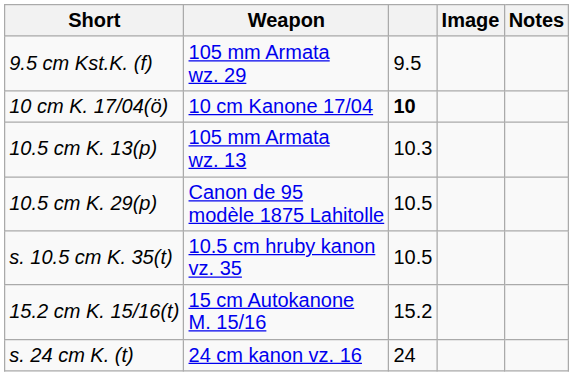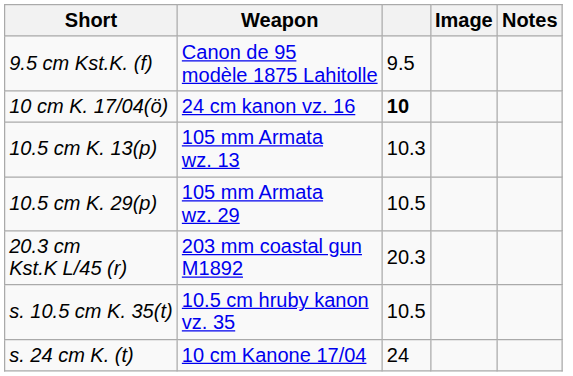(259, 63) 105 mm Armata wz. 29 -> (280, 63) Canon de 95 modèle 1875 Lahitolle
(281, 106) 10 cm Kanone 17/04 -> (269, 106) 24 cm kanon vz. 16
(286, 203) Canon de 95 modèle 1875 Lahitolle -> (252, 203) 105 mm Armata wz. 29
+ row: (68, 257)
- row: (94, 311)
(275, 354) 24 cm kanon vz. 16 -> (274, 354) 10 cm Kanone 17/04
